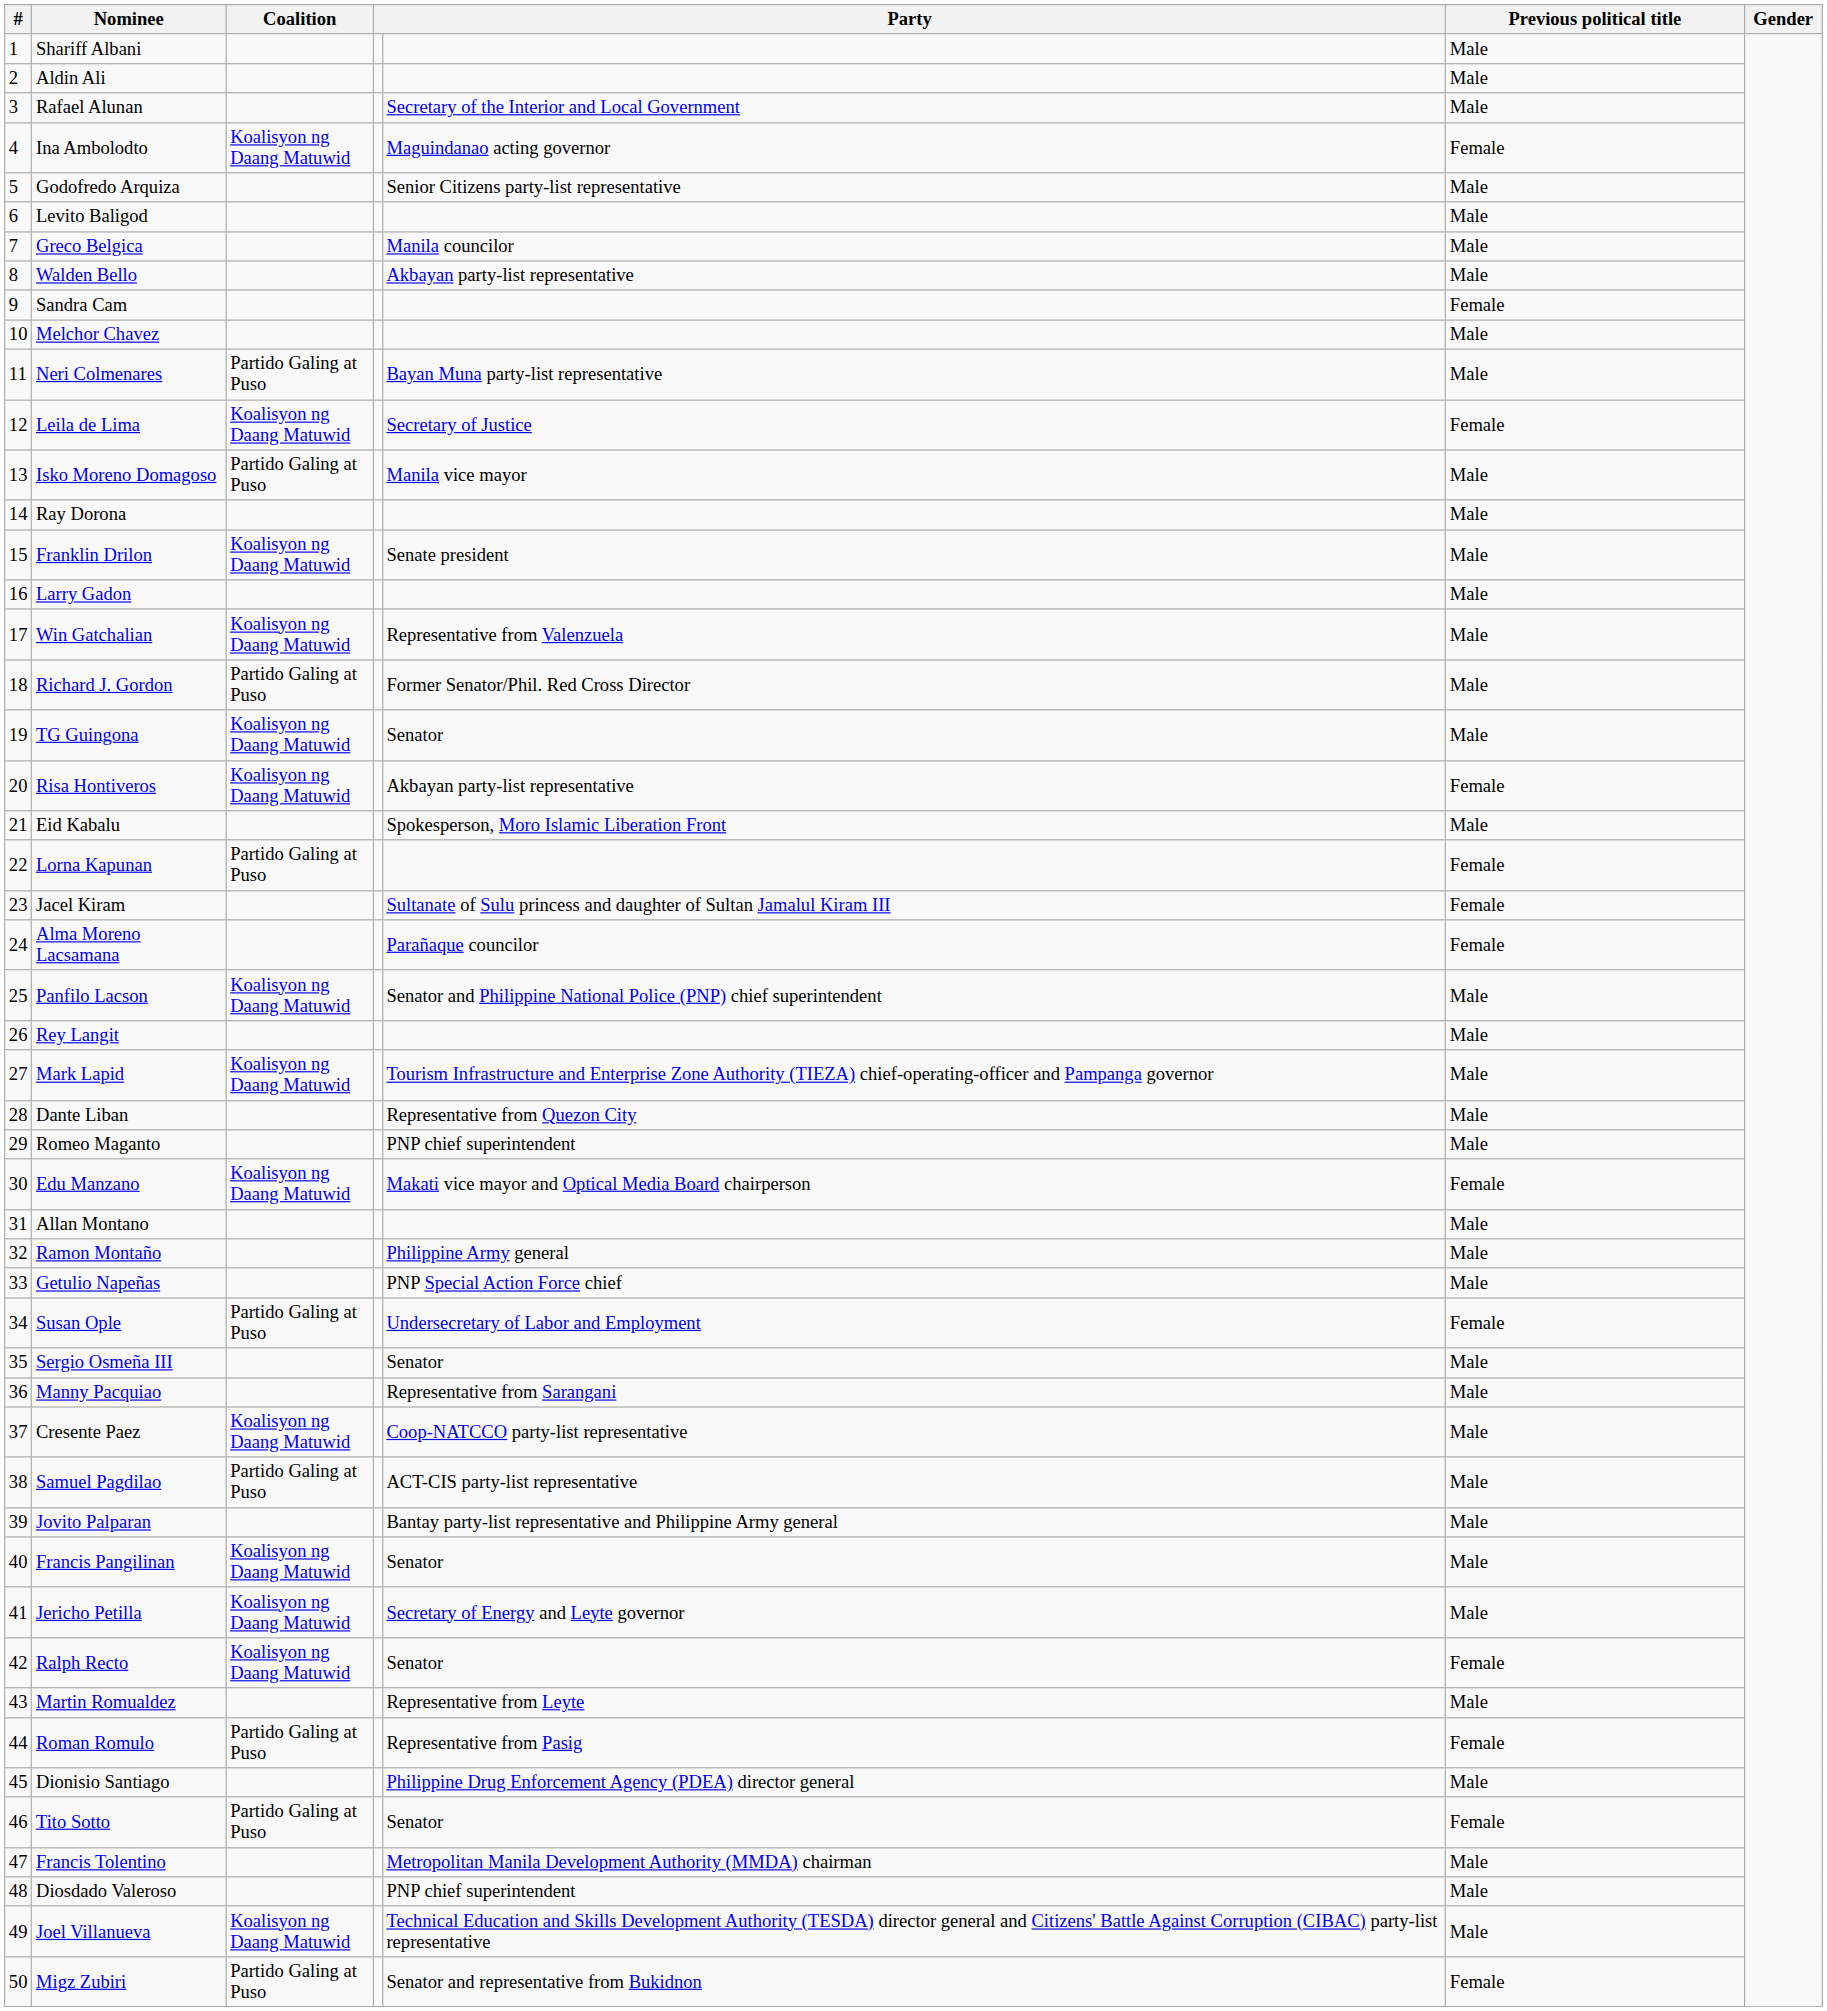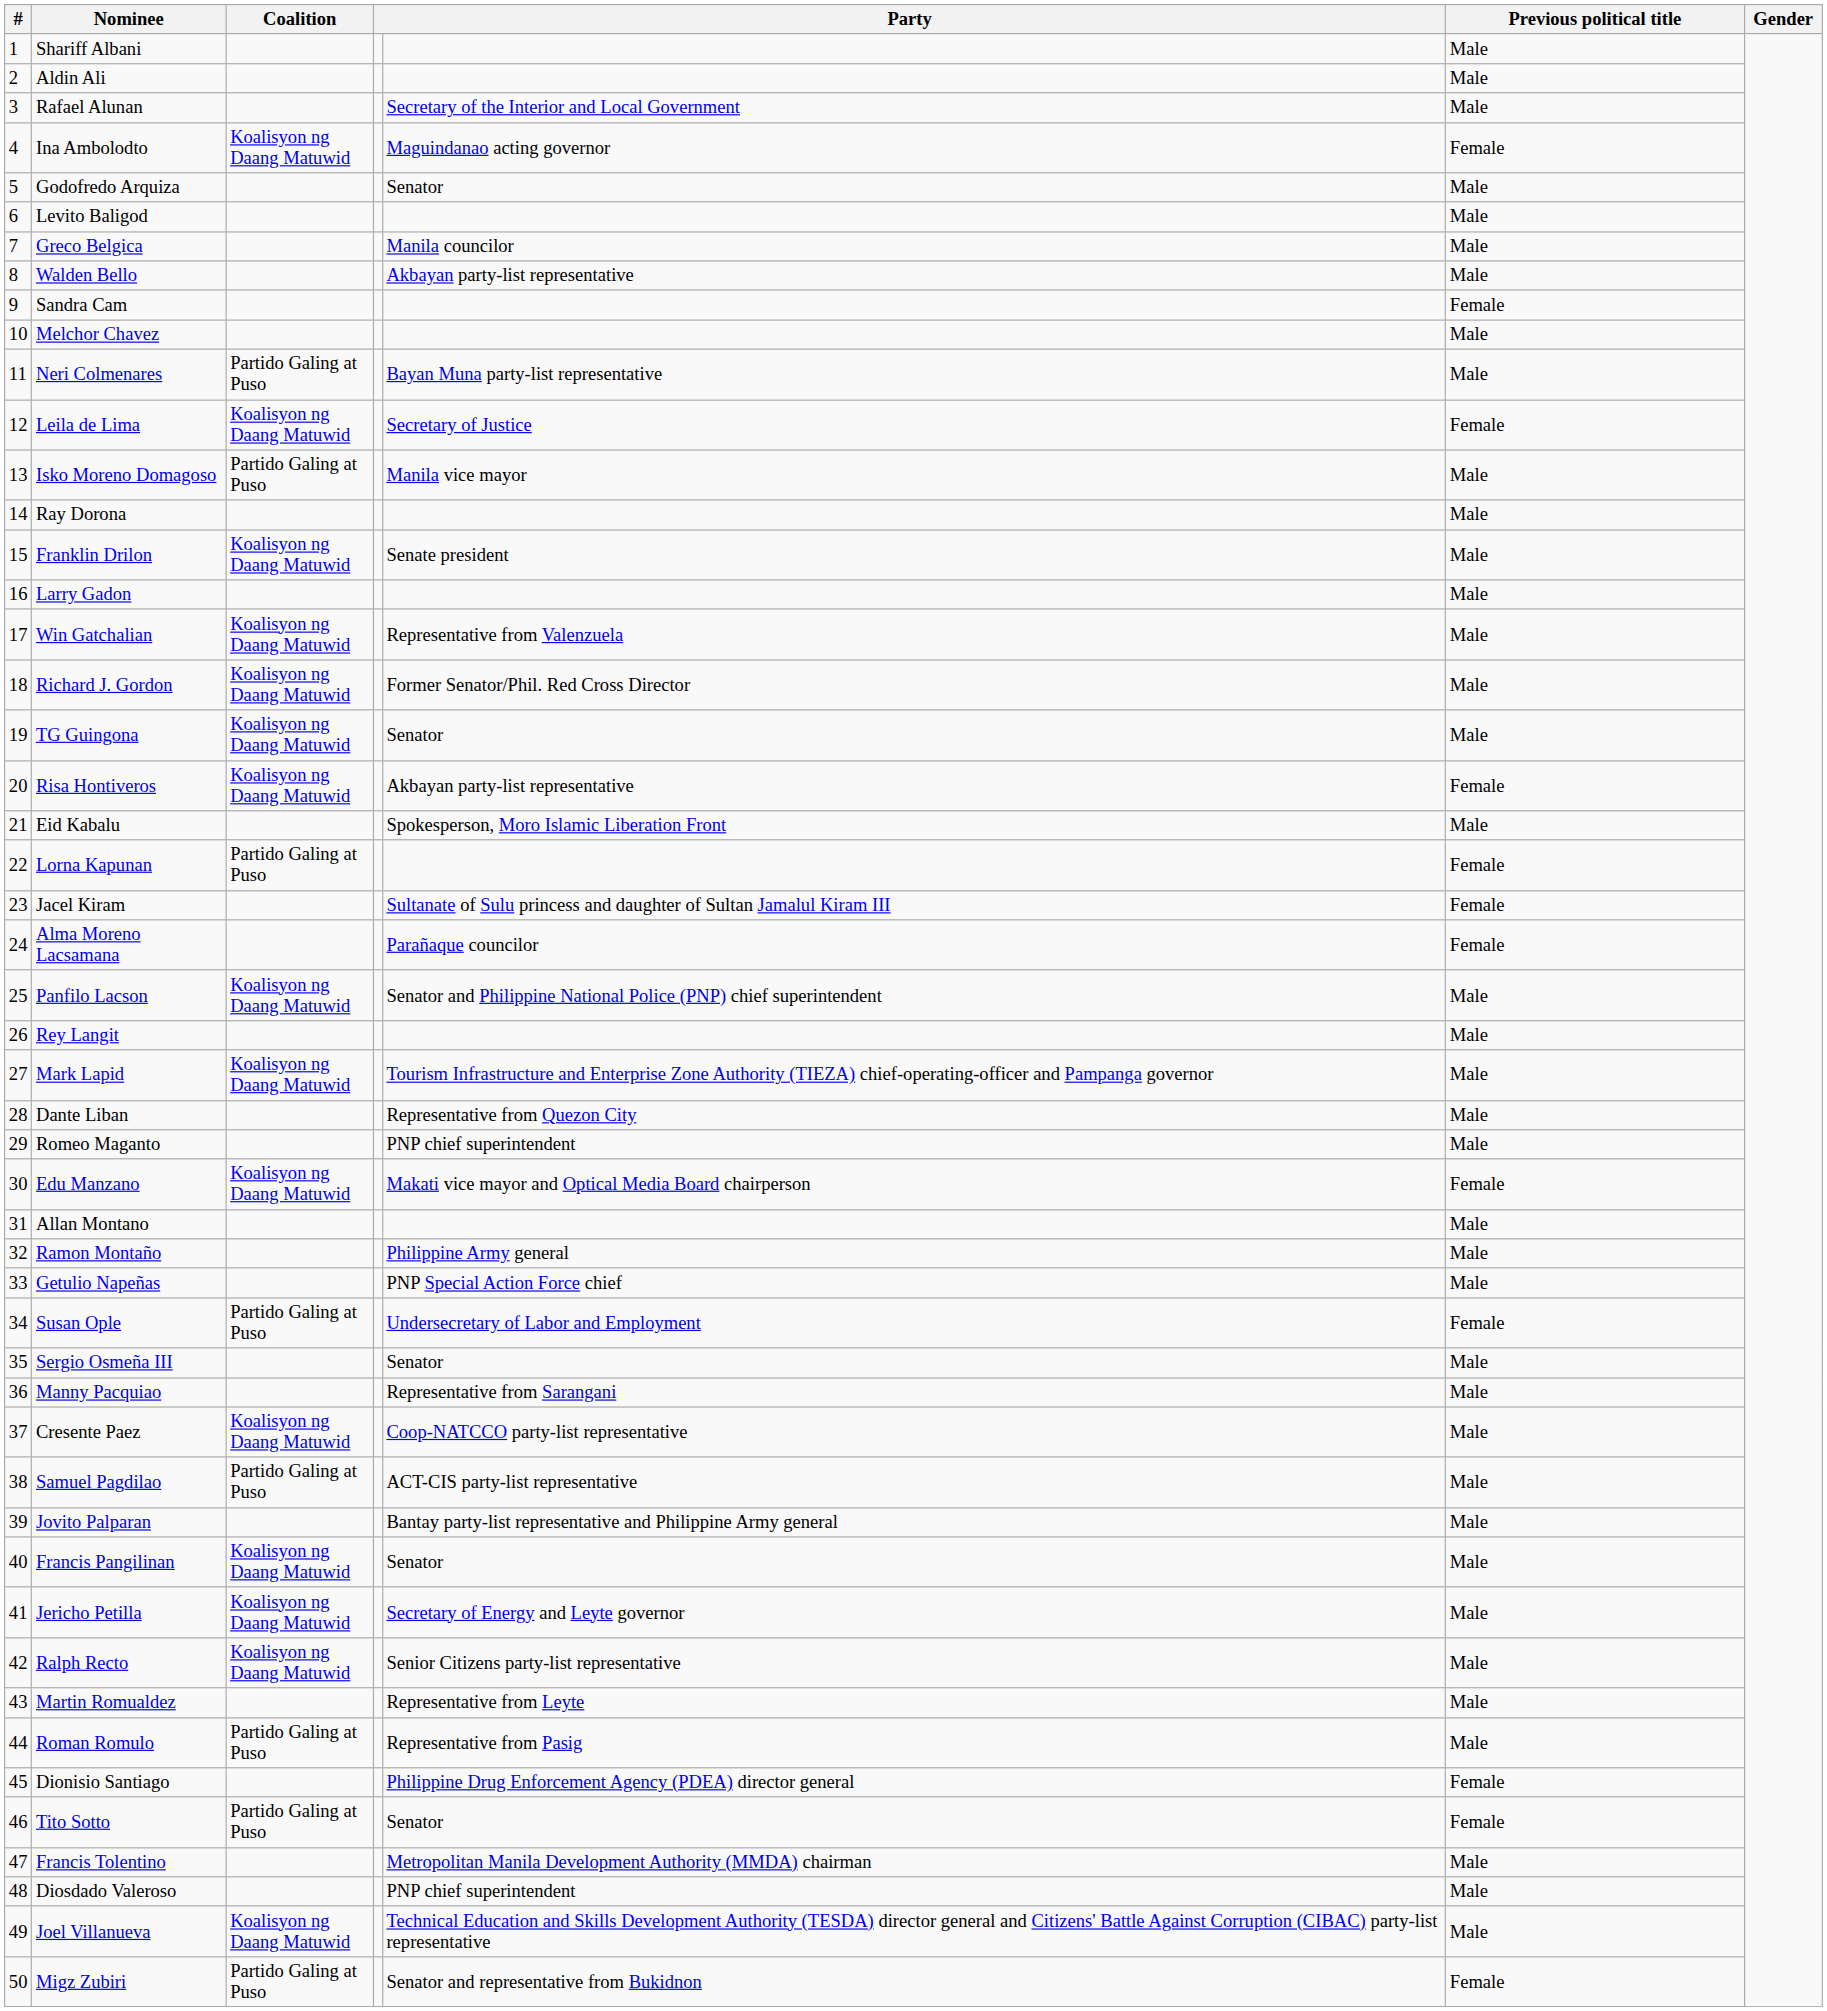(534, 187) Senior Citizens party-list representative -> (415, 187) Senator
(294, 684) Partido Galing at Puso -> (290, 684) Koalisyon ng Daang Matuwid
(415, 1662) Senator -> (534, 1662) Senior Citizens party-list representative
(1477, 1662) Female -> (1469, 1662) Male
(1477, 1742) Female -> (1469, 1742) Male
(1469, 1782) Male -> (1477, 1782) Female
